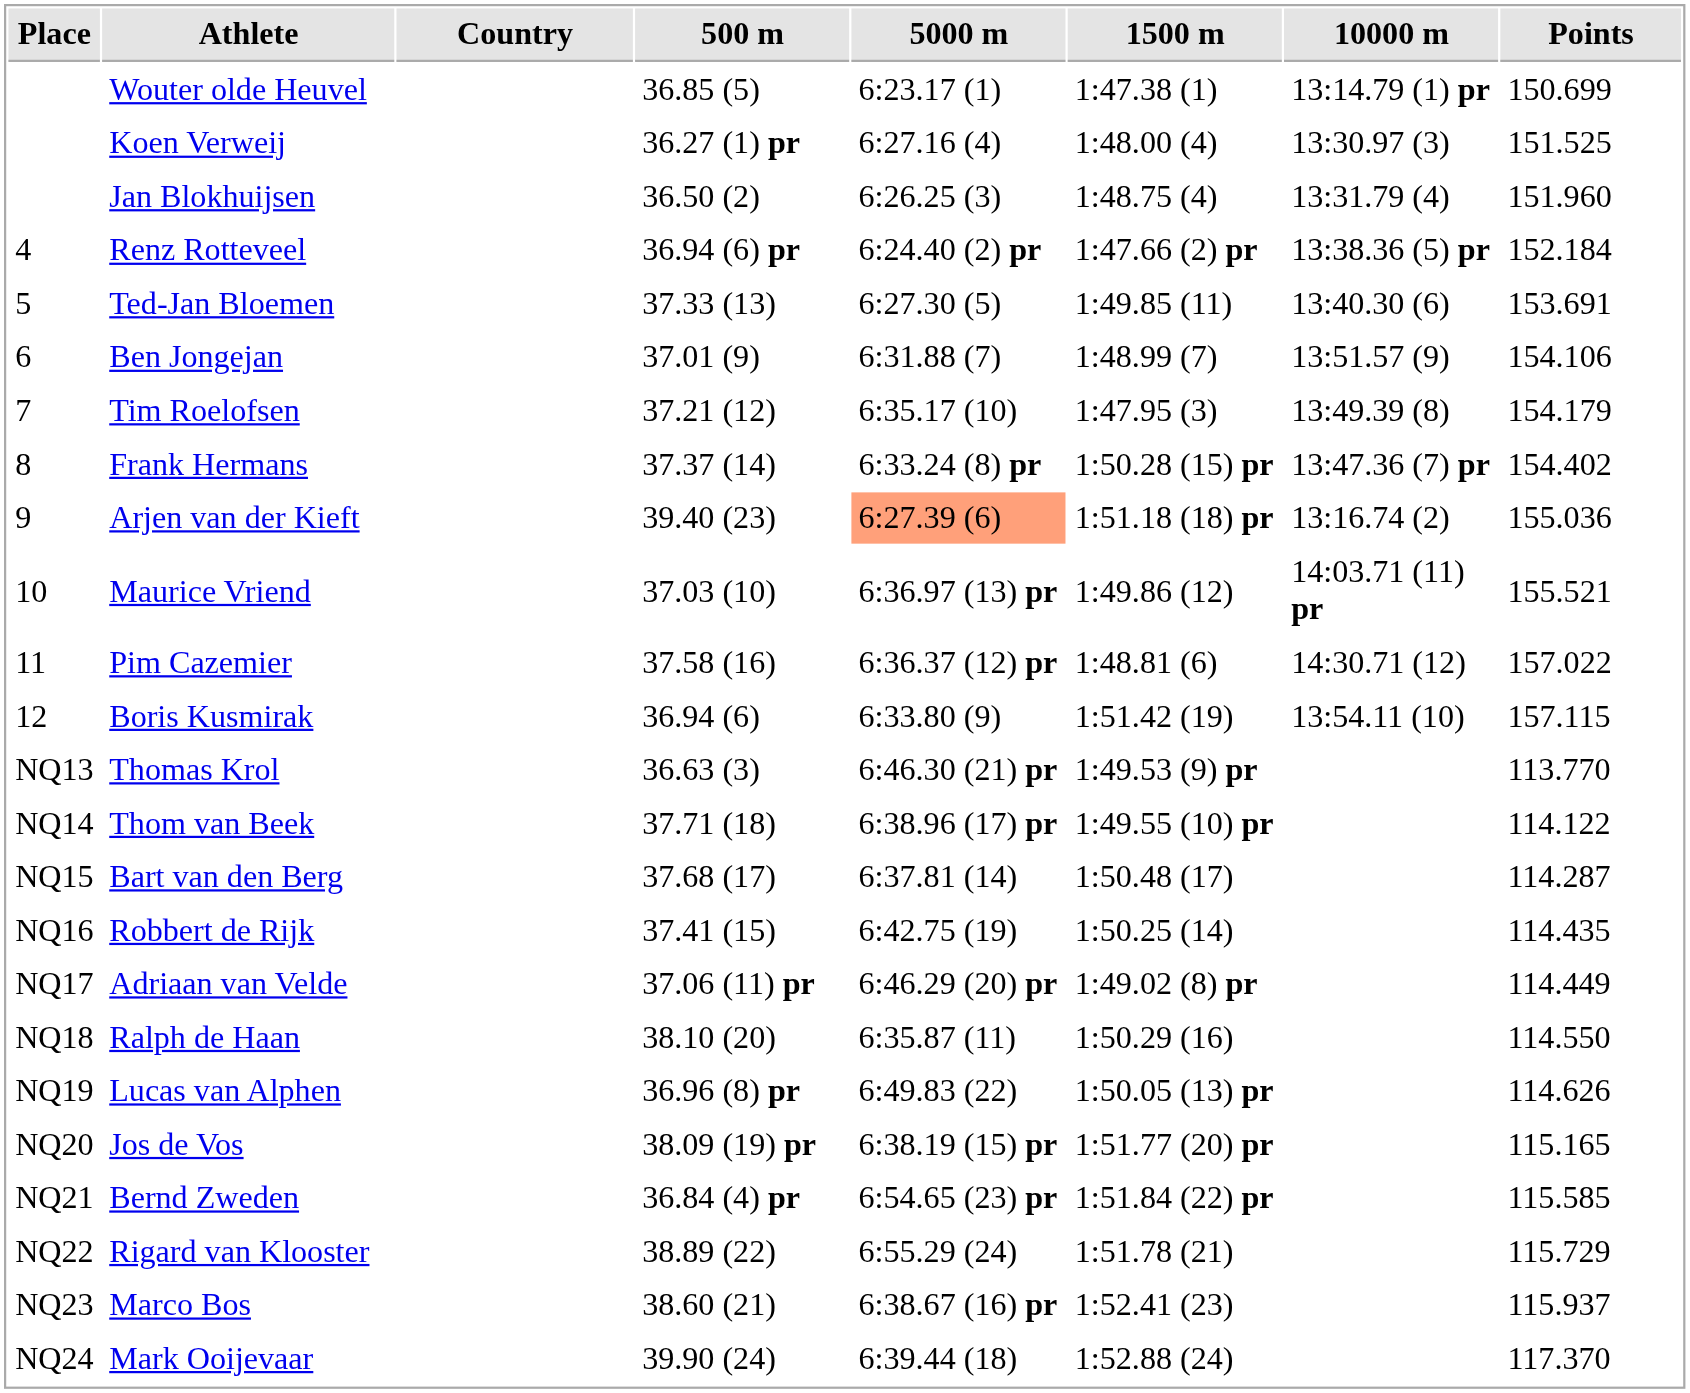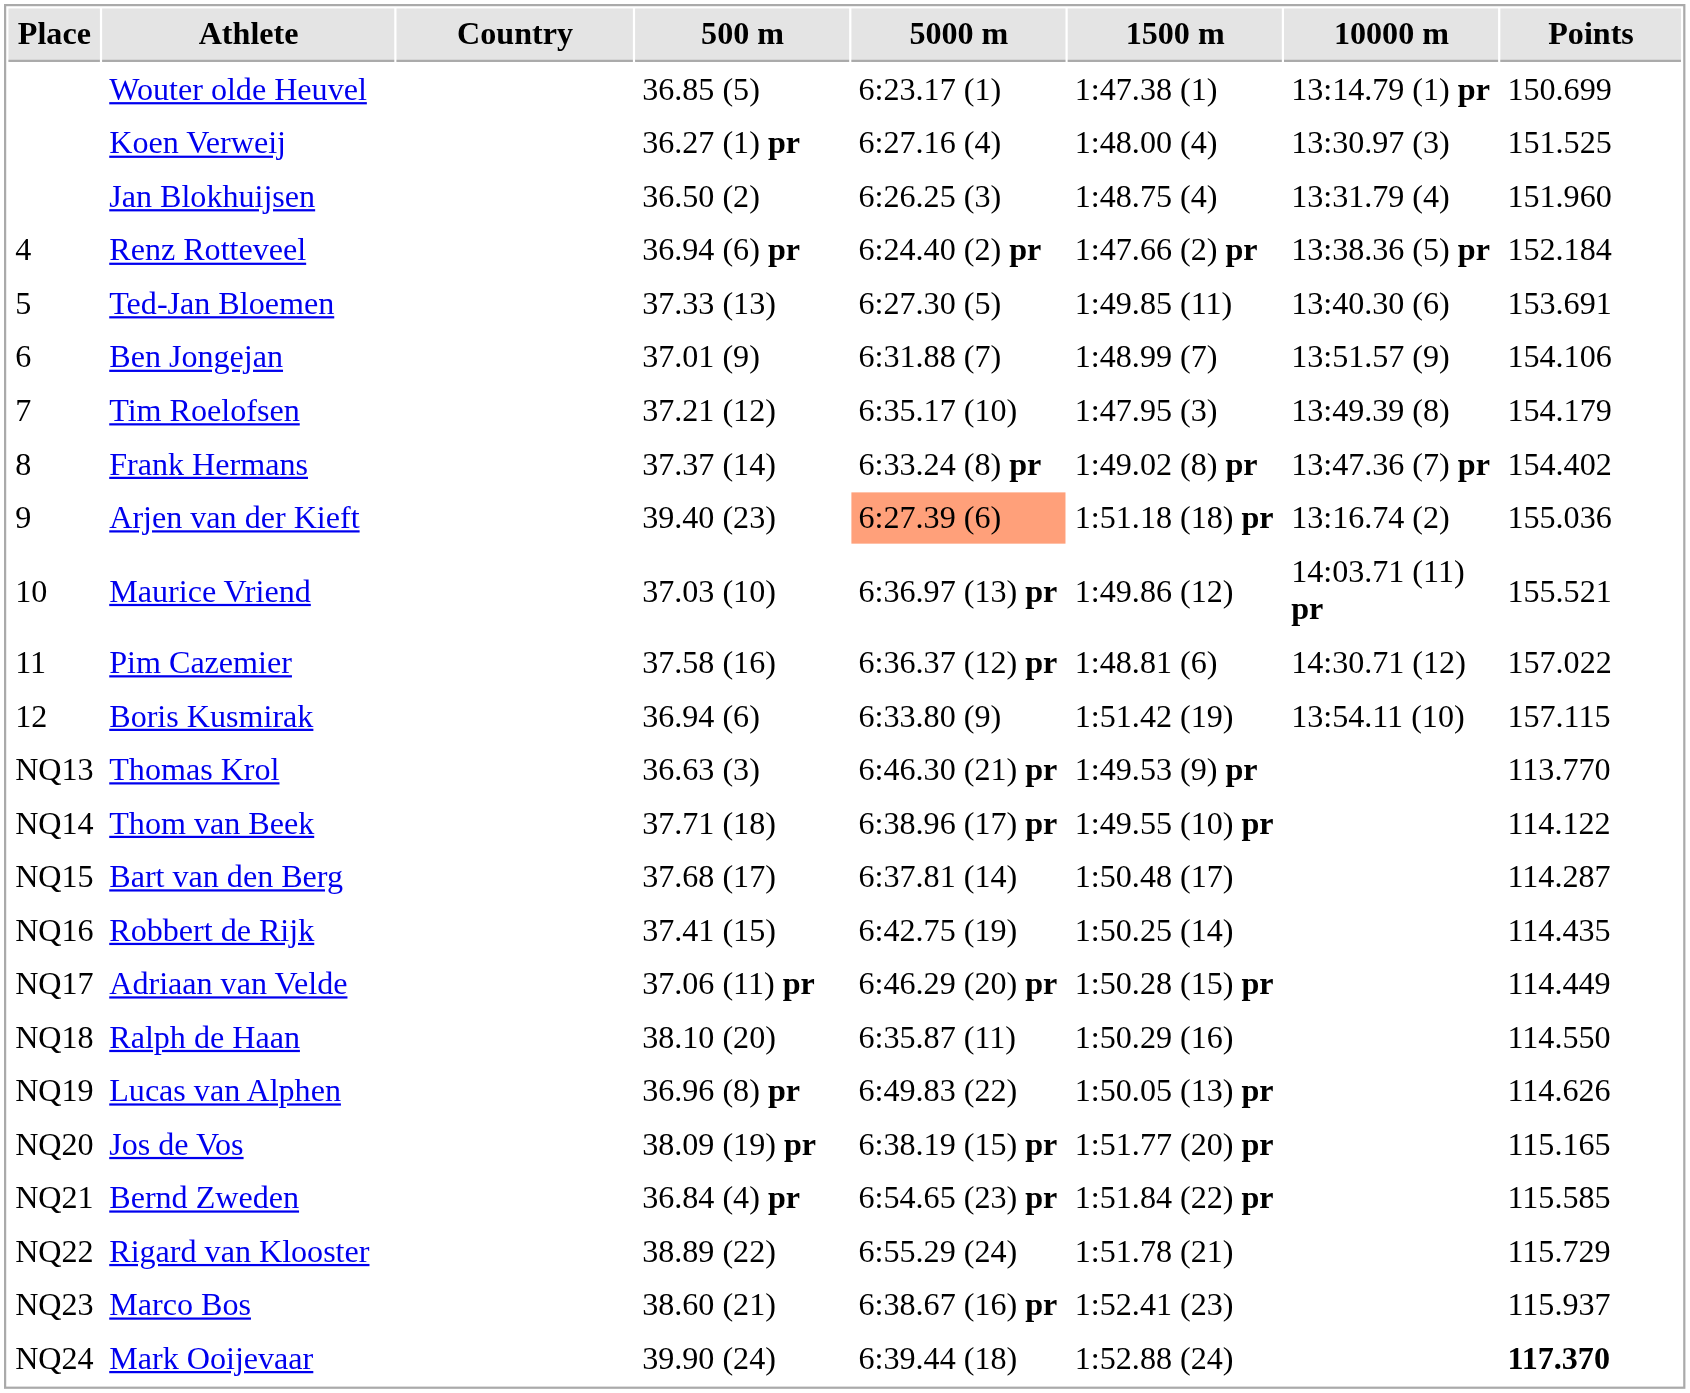(1174, 463) 1:50.28 (15) pr -> (1166, 463) 1:49.02 (8) pr
(1166, 983) 1:49.02 (8) pr -> (1174, 983) 1:50.28 (15) pr
(1559, 1358) normal -> (1559, 1358) bold
